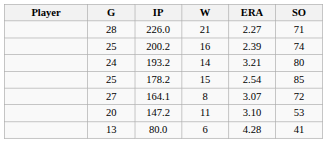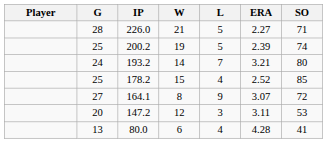+ column: (220, 12)
(205, 46) 16 -> (179, 46) 19
(252, 79) 2.54 -> (261, 79) 2.52
(205, 113) 11 -> (179, 113) 12
(252, 113) 3.10 -> (261, 113) 3.11
